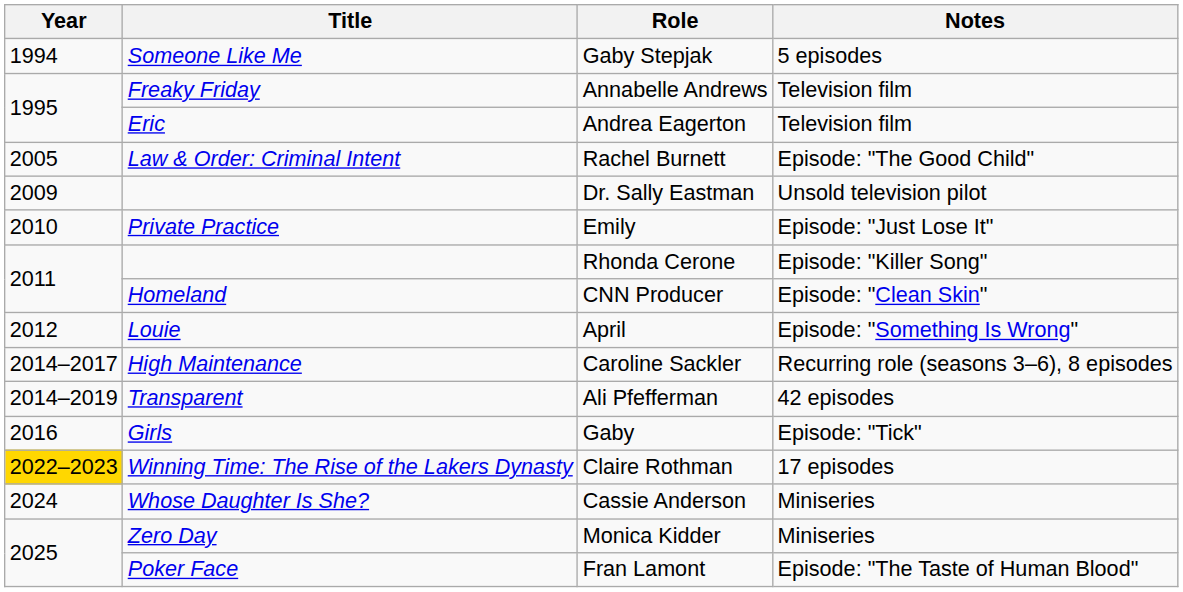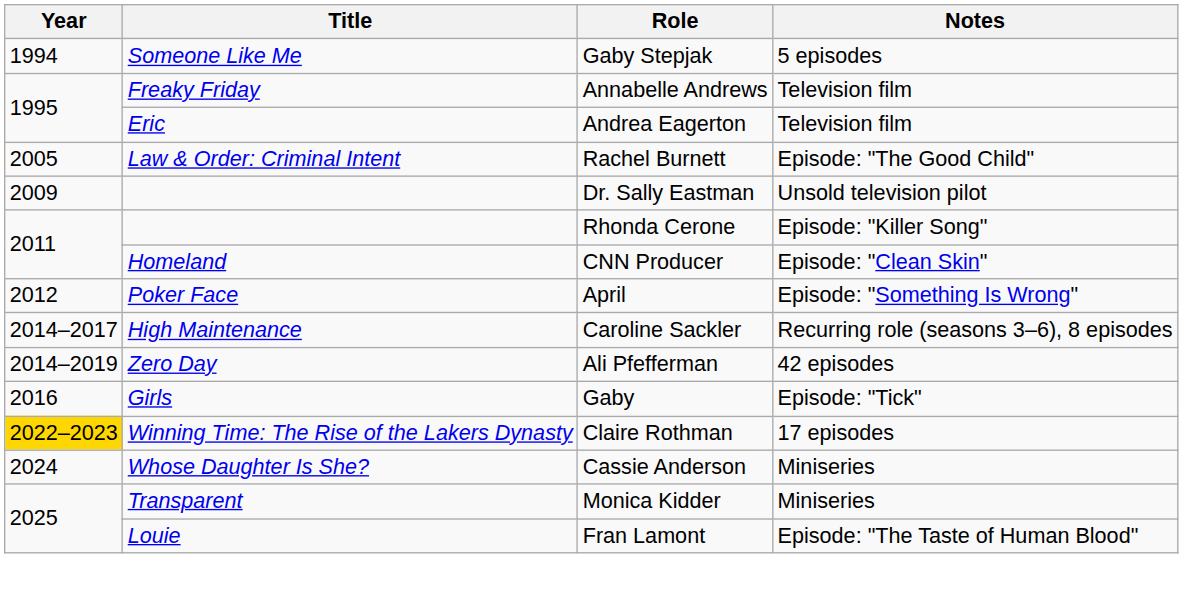- row: (609, 227)
(154, 329) Louie -> (183, 295) Poker Face
(185, 398) Transparent -> (172, 364) Zero Day
(172, 535) Zero Day -> (185, 501) Transparent
(183, 569) Poker Face -> (154, 535) Louie
